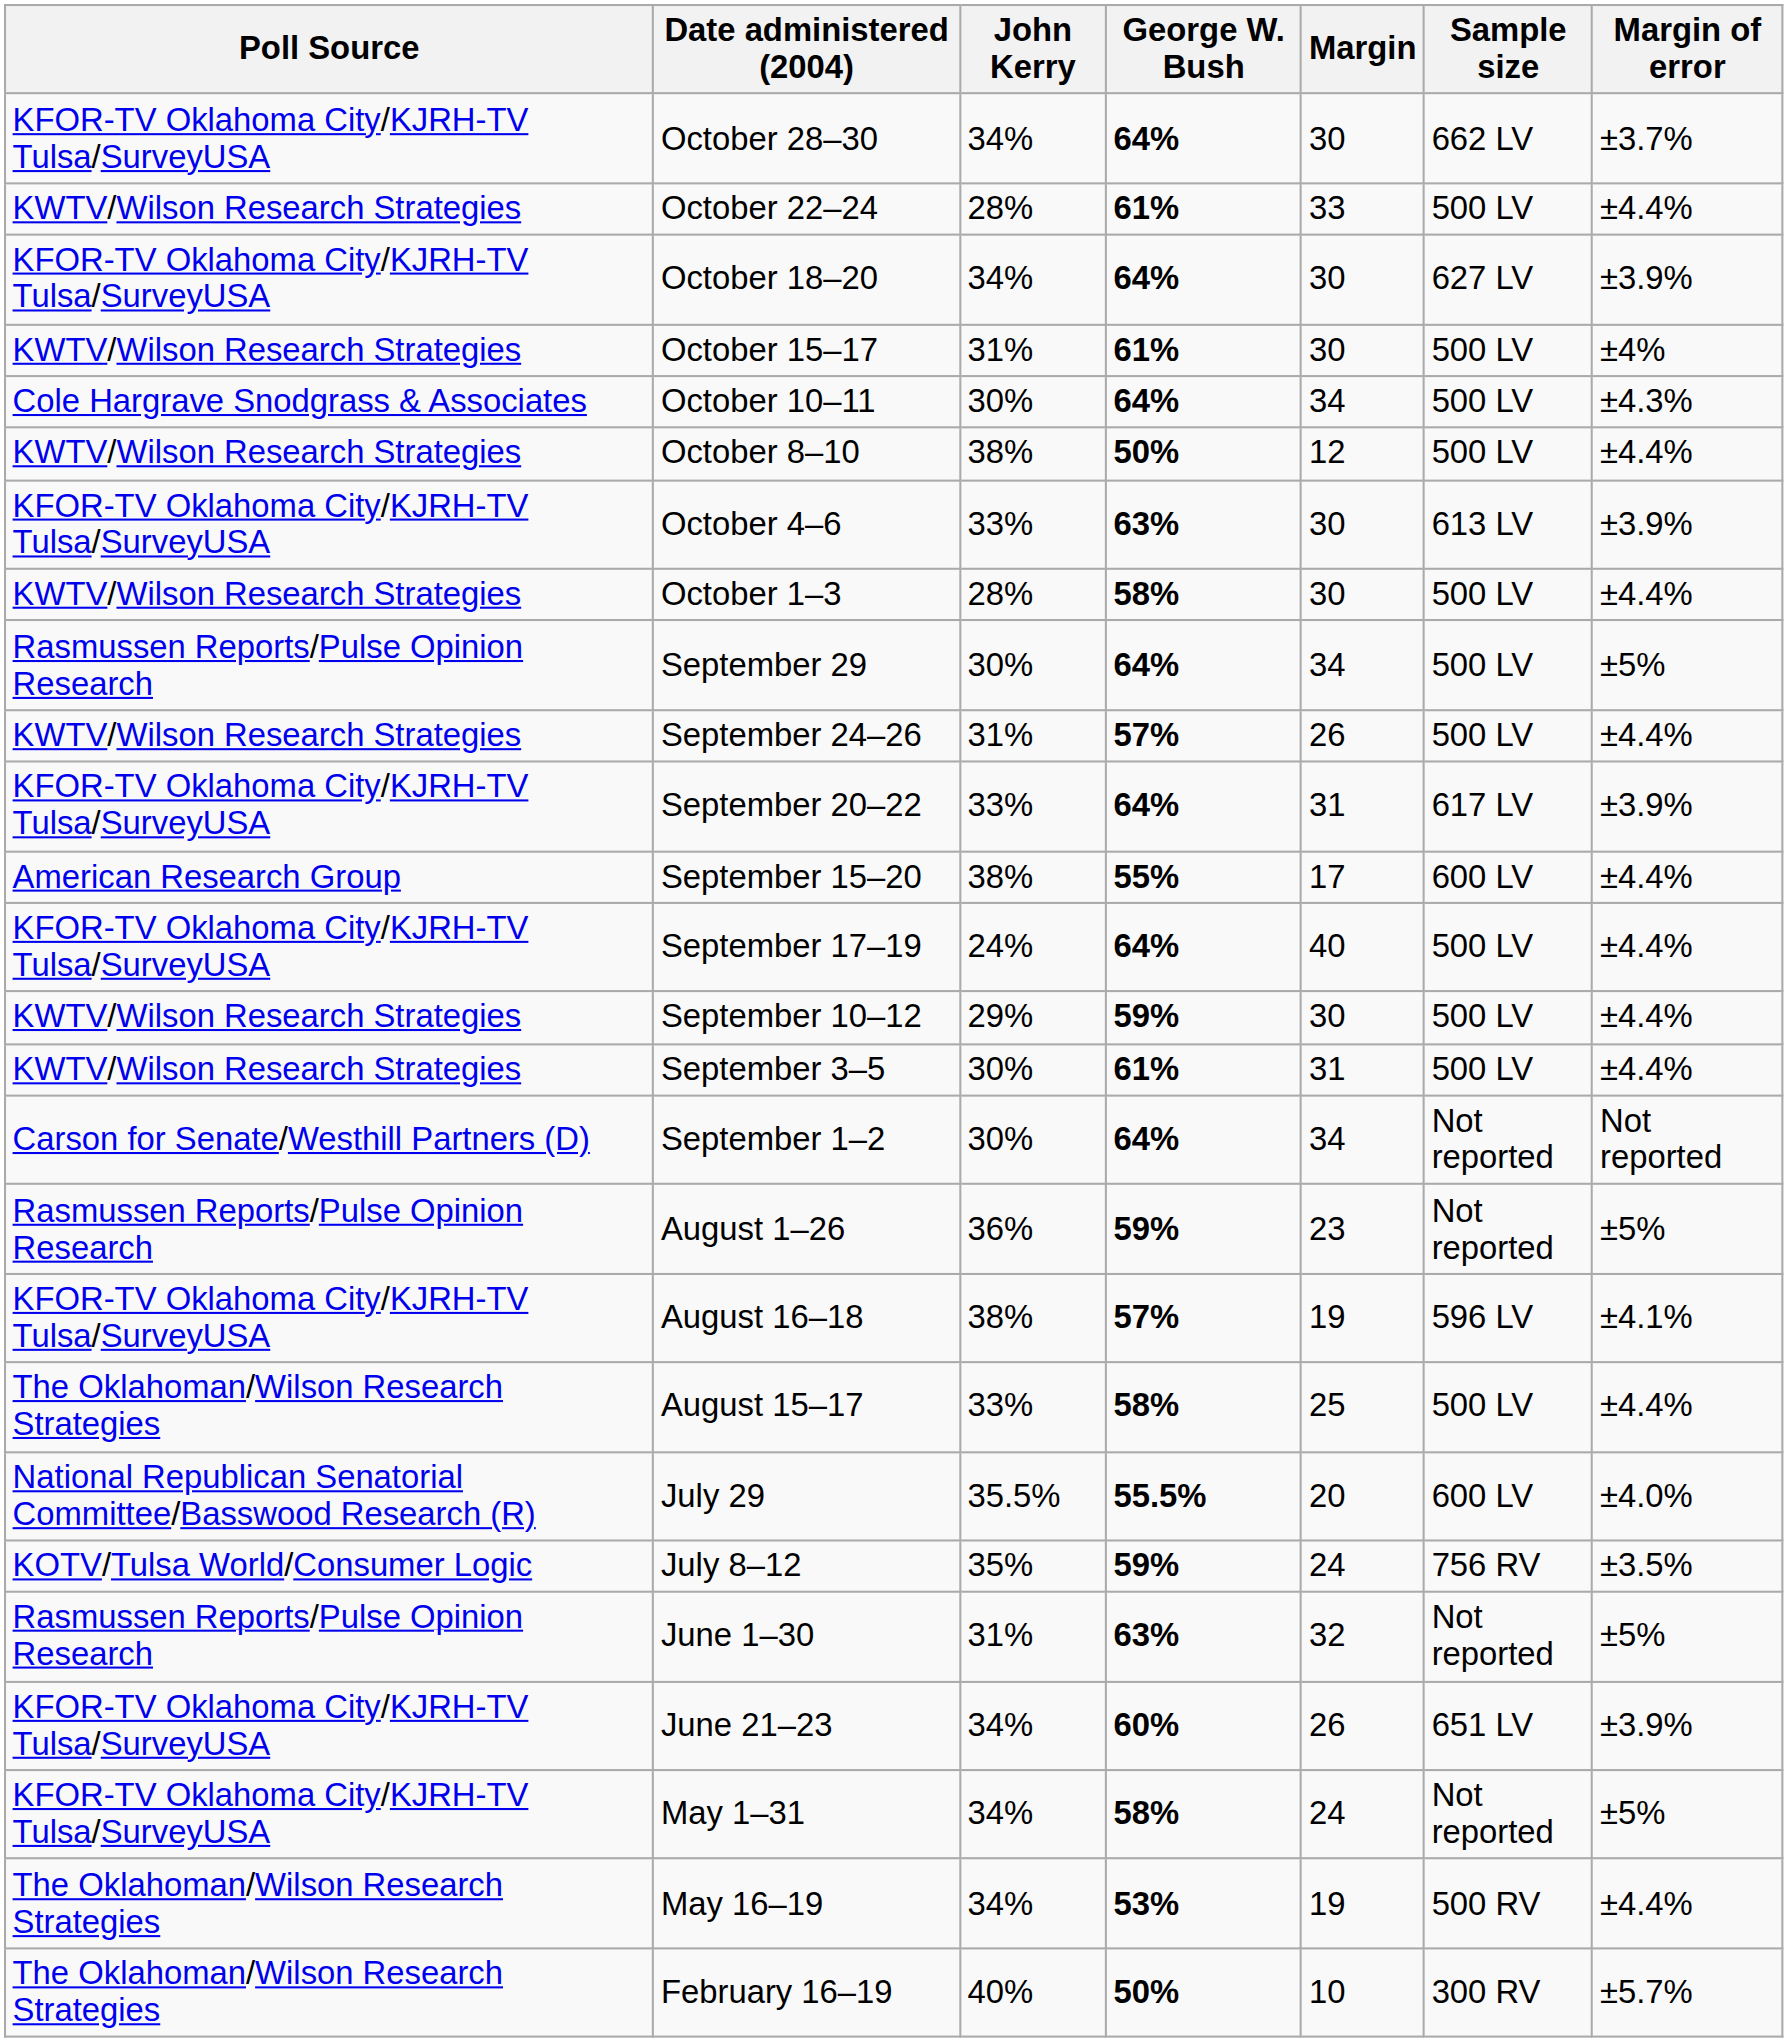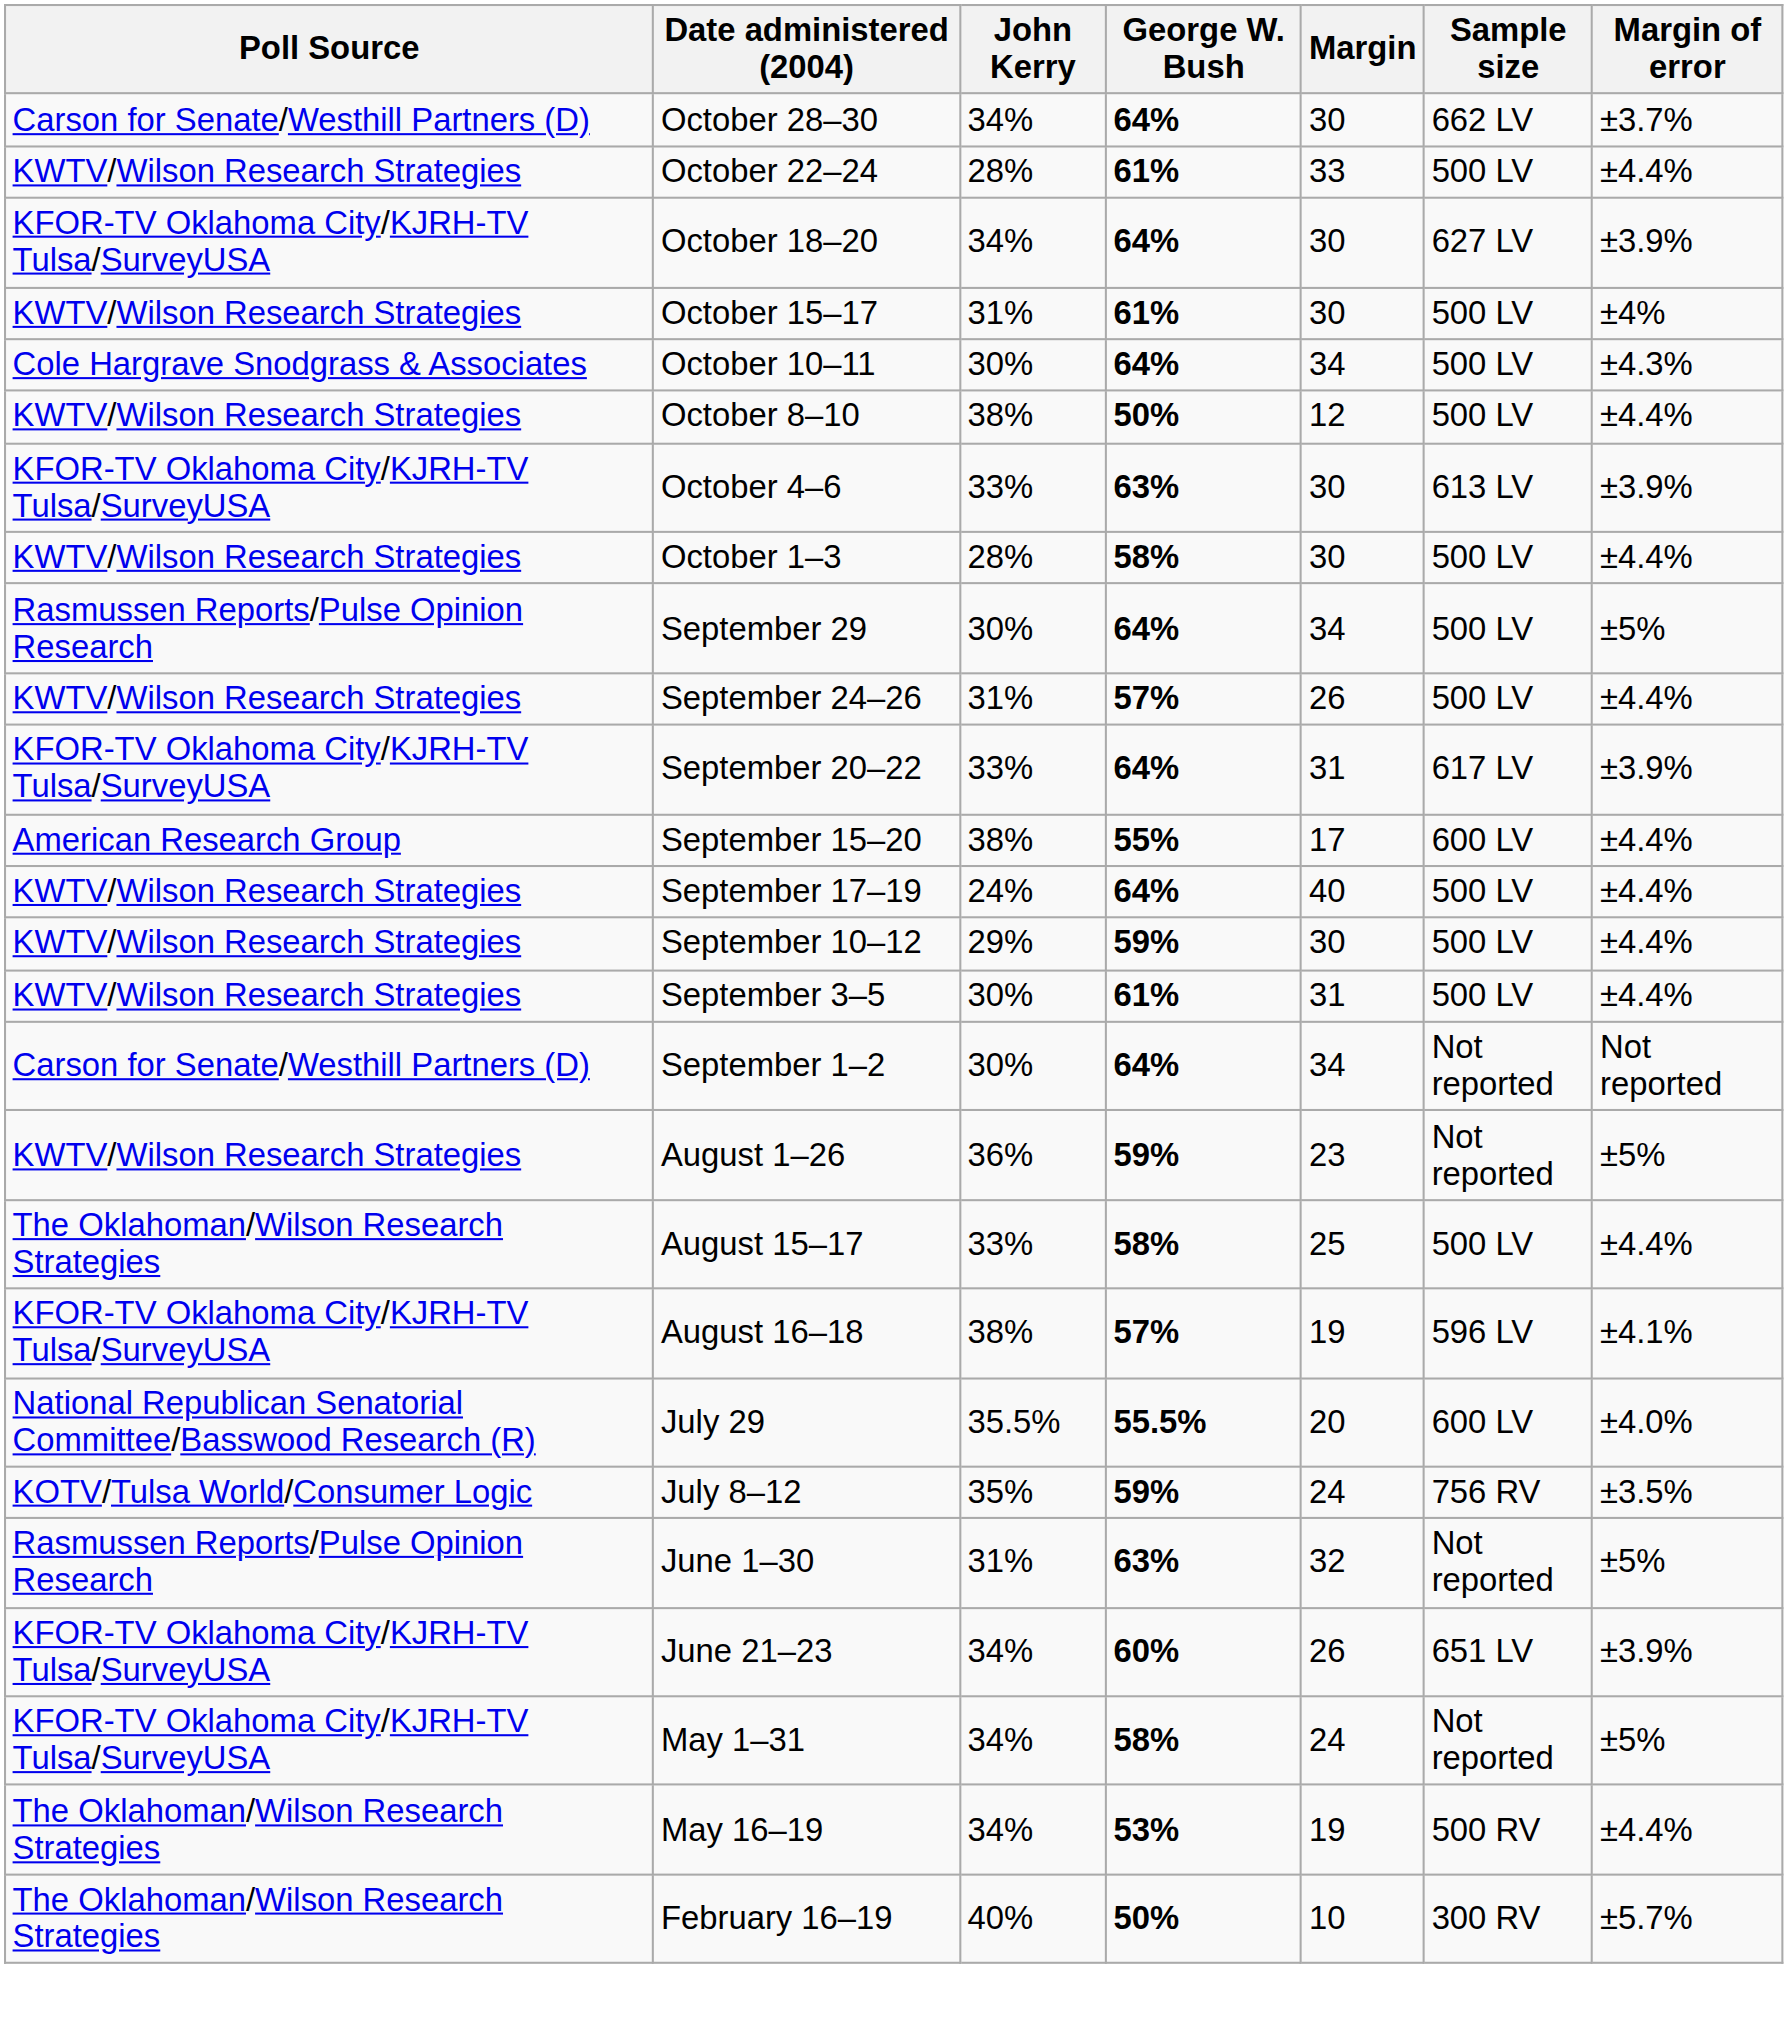(270, 137) KFOR-TV Oklahoma City/KJRH-TV Tulsa/SurveyUSA -> (301, 119) Carson for Senate/Westhill Partners (D)
(270, 946) KFOR-TV Oklahoma City/KJRH-TV Tulsa/SurveyUSA -> (267, 891) KWTV/Wilson Research Strategies
(268, 1228) Rasmussen Reports/Pulse Opinion Research -> (267, 1154) KWTV/Wilson Research Strategies
rows swapped: (762, 1317) <-> (762, 1406)
